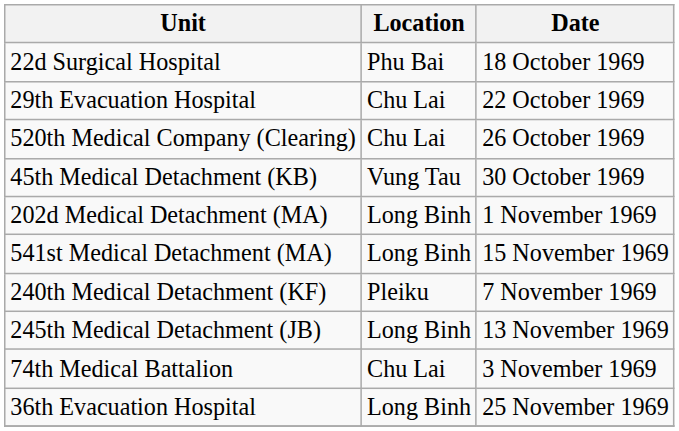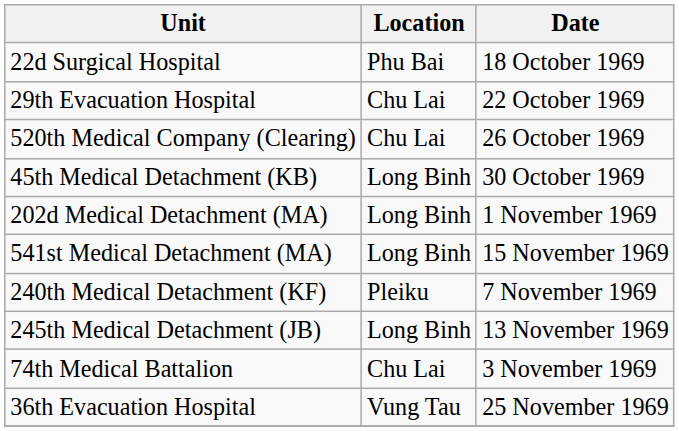(414, 176) Vung Tau -> (419, 176) Long Binh
(419, 406) Long Binh -> (414, 406) Vung Tau
